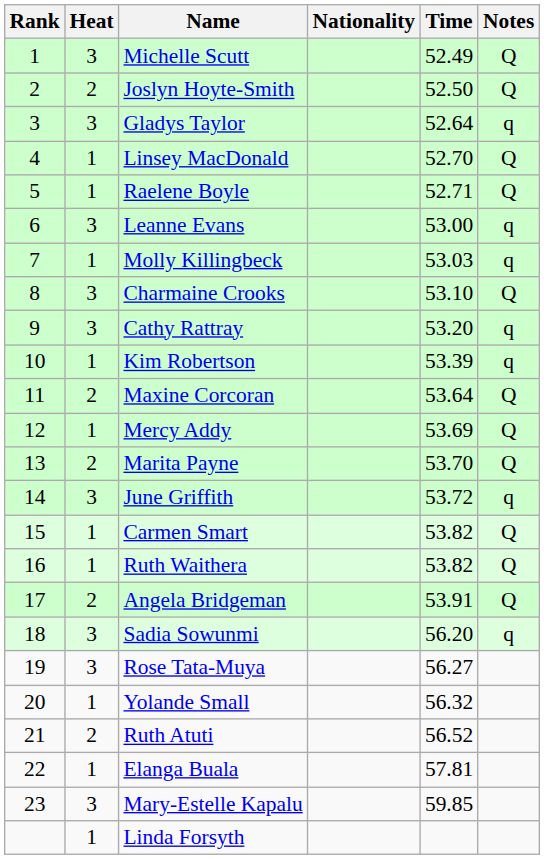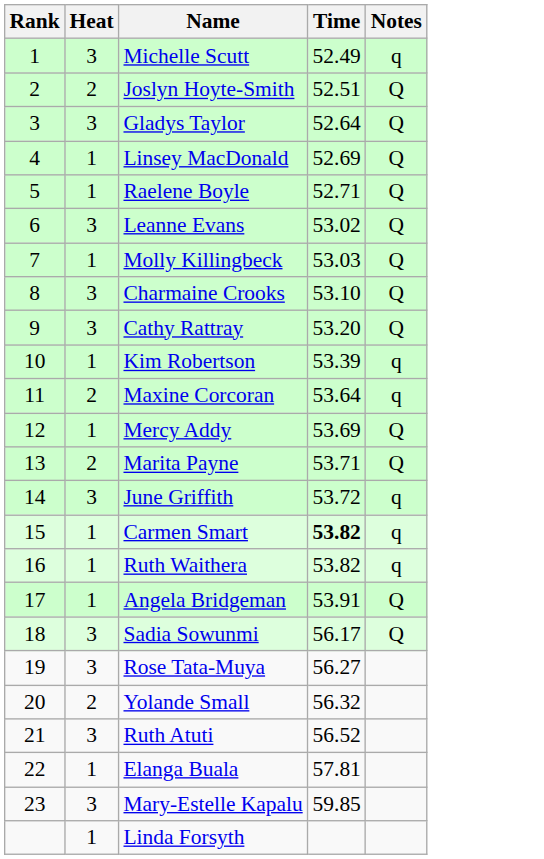- column: (364, 21)
(509, 55) Q -> (396, 55) q
(449, 89) 52.50 -> (337, 89) 52.51
(509, 123) q -> (396, 123) Q
(449, 157) 52.70 -> (337, 157) 52.69
(449, 225) 53.00 -> (337, 225) 53.02
(509, 225) q -> (396, 225) Q
(509, 259) q -> (396, 259) Q
(509, 327) q -> (396, 327) Q
(509, 395) Q -> (396, 395) q
(449, 463) 53.70 -> (337, 463) 53.71
(449, 531) normal -> (337, 531) bold
(509, 531) Q -> (396, 531) q
(509, 565) Q -> (396, 565) q
(92, 599) 2 -> (92, 599) 1
(449, 633) 56.20 -> (337, 633) 56.17
(509, 633) q -> (396, 633) Q
(92, 701) 1 -> (92, 701) 2
(92, 735) 2 -> (92, 735) 3
